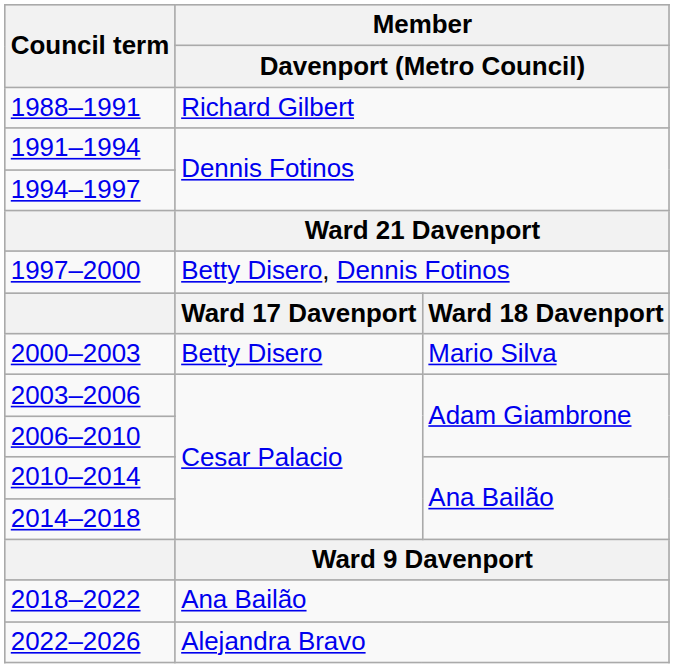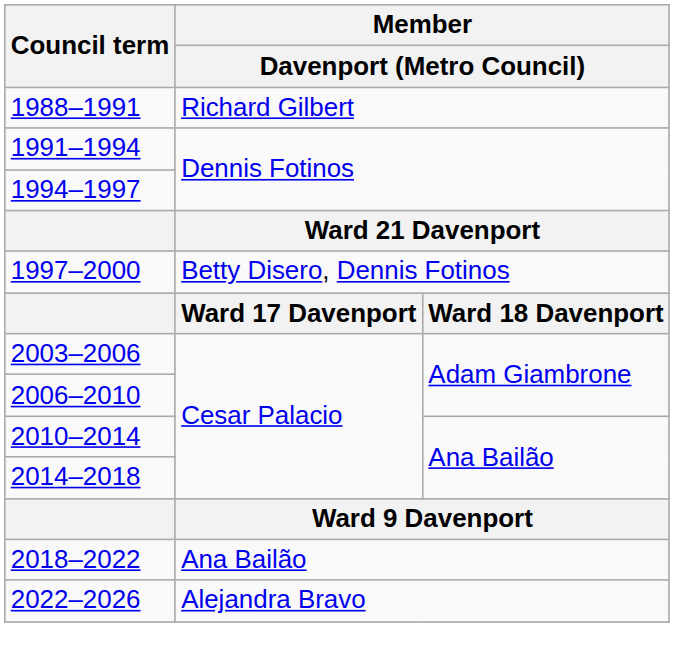- row: (76, 353)
